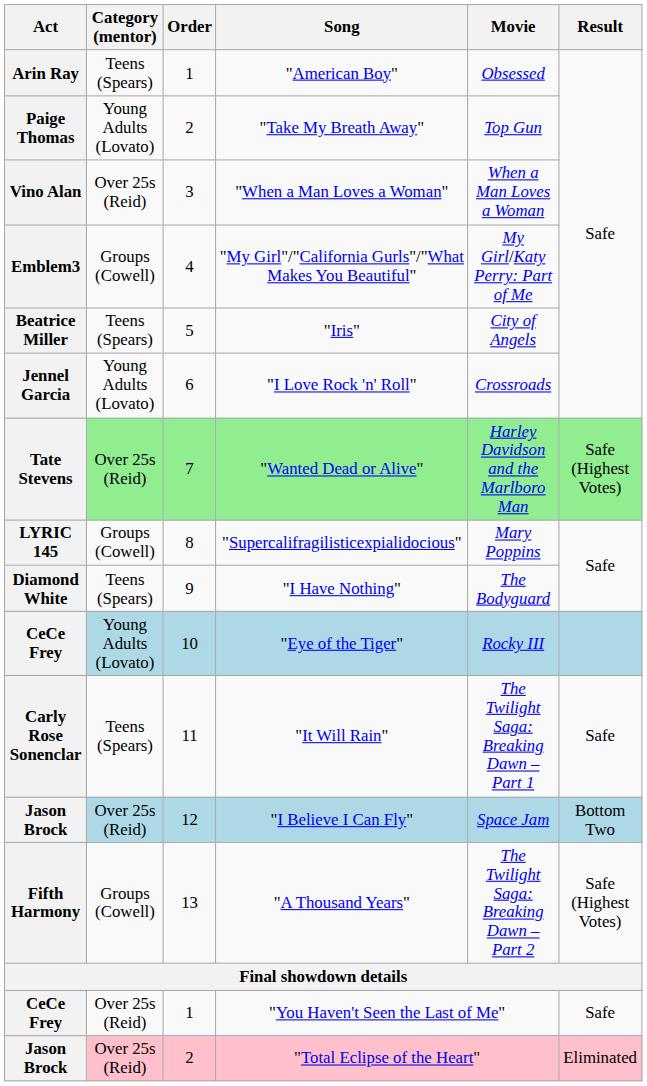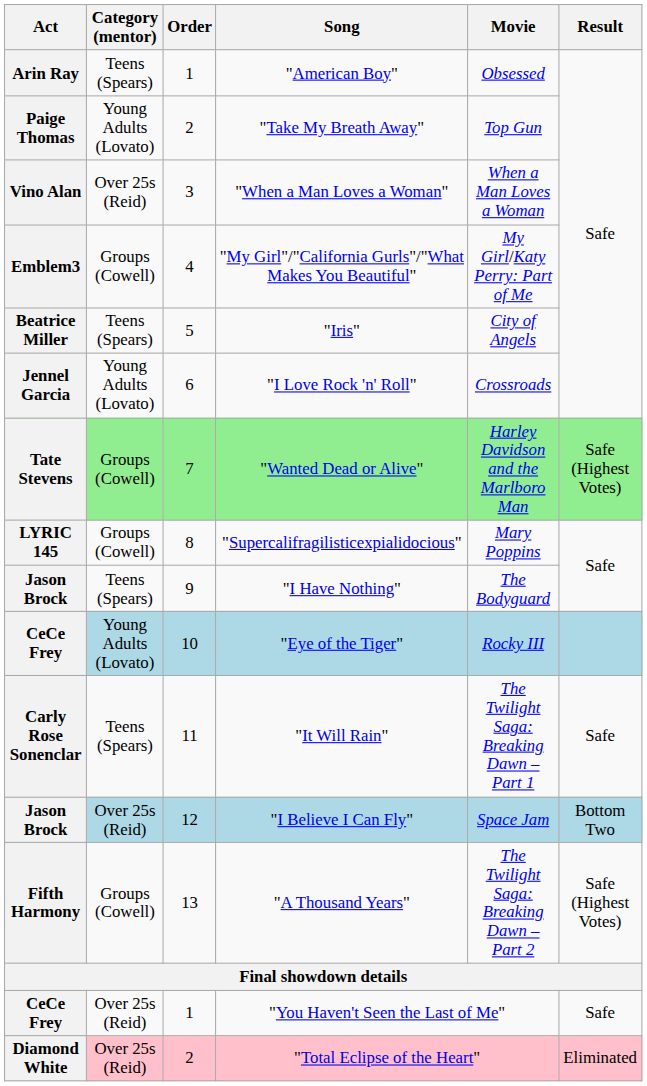(125, 468) Over 25s (Reid) -> (125, 468) Groups (Cowell)
(46, 588) Diamond White -> (46, 588) Jason Brock
(46, 1058) Jason Brock -> (46, 1058) Diamond White
